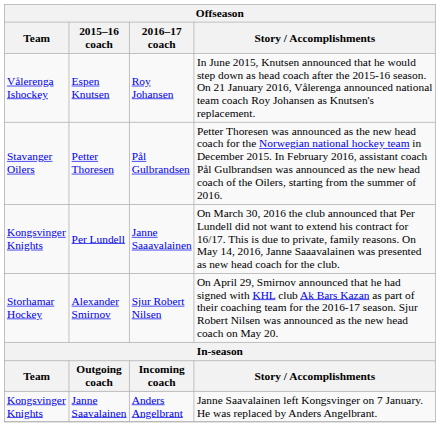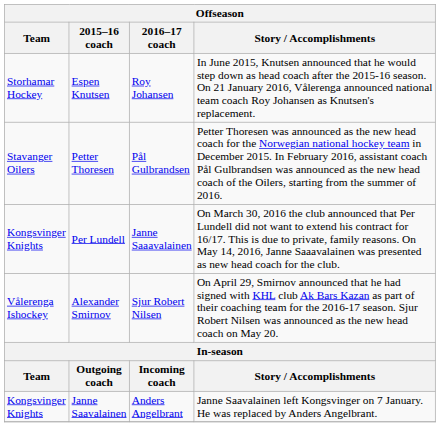(30, 87) Vålerenga Ishockey -> (31, 87) Storhamar Hockey
(31, 308) Storhamar Hockey -> (30, 308) Vålerenga Ishockey
